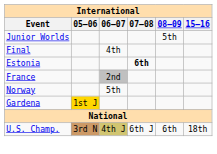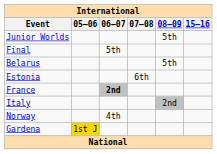(113, 50) 4th -> (113, 50) 5th
+ row: (23, 63)
(141, 63) bold -> (141, 77) normal
(113, 77) normal -> (113, 90) bold
+ row: (18, 103)
(113, 90) 5th -> (113, 116) 4th
- row: (33, 129)
